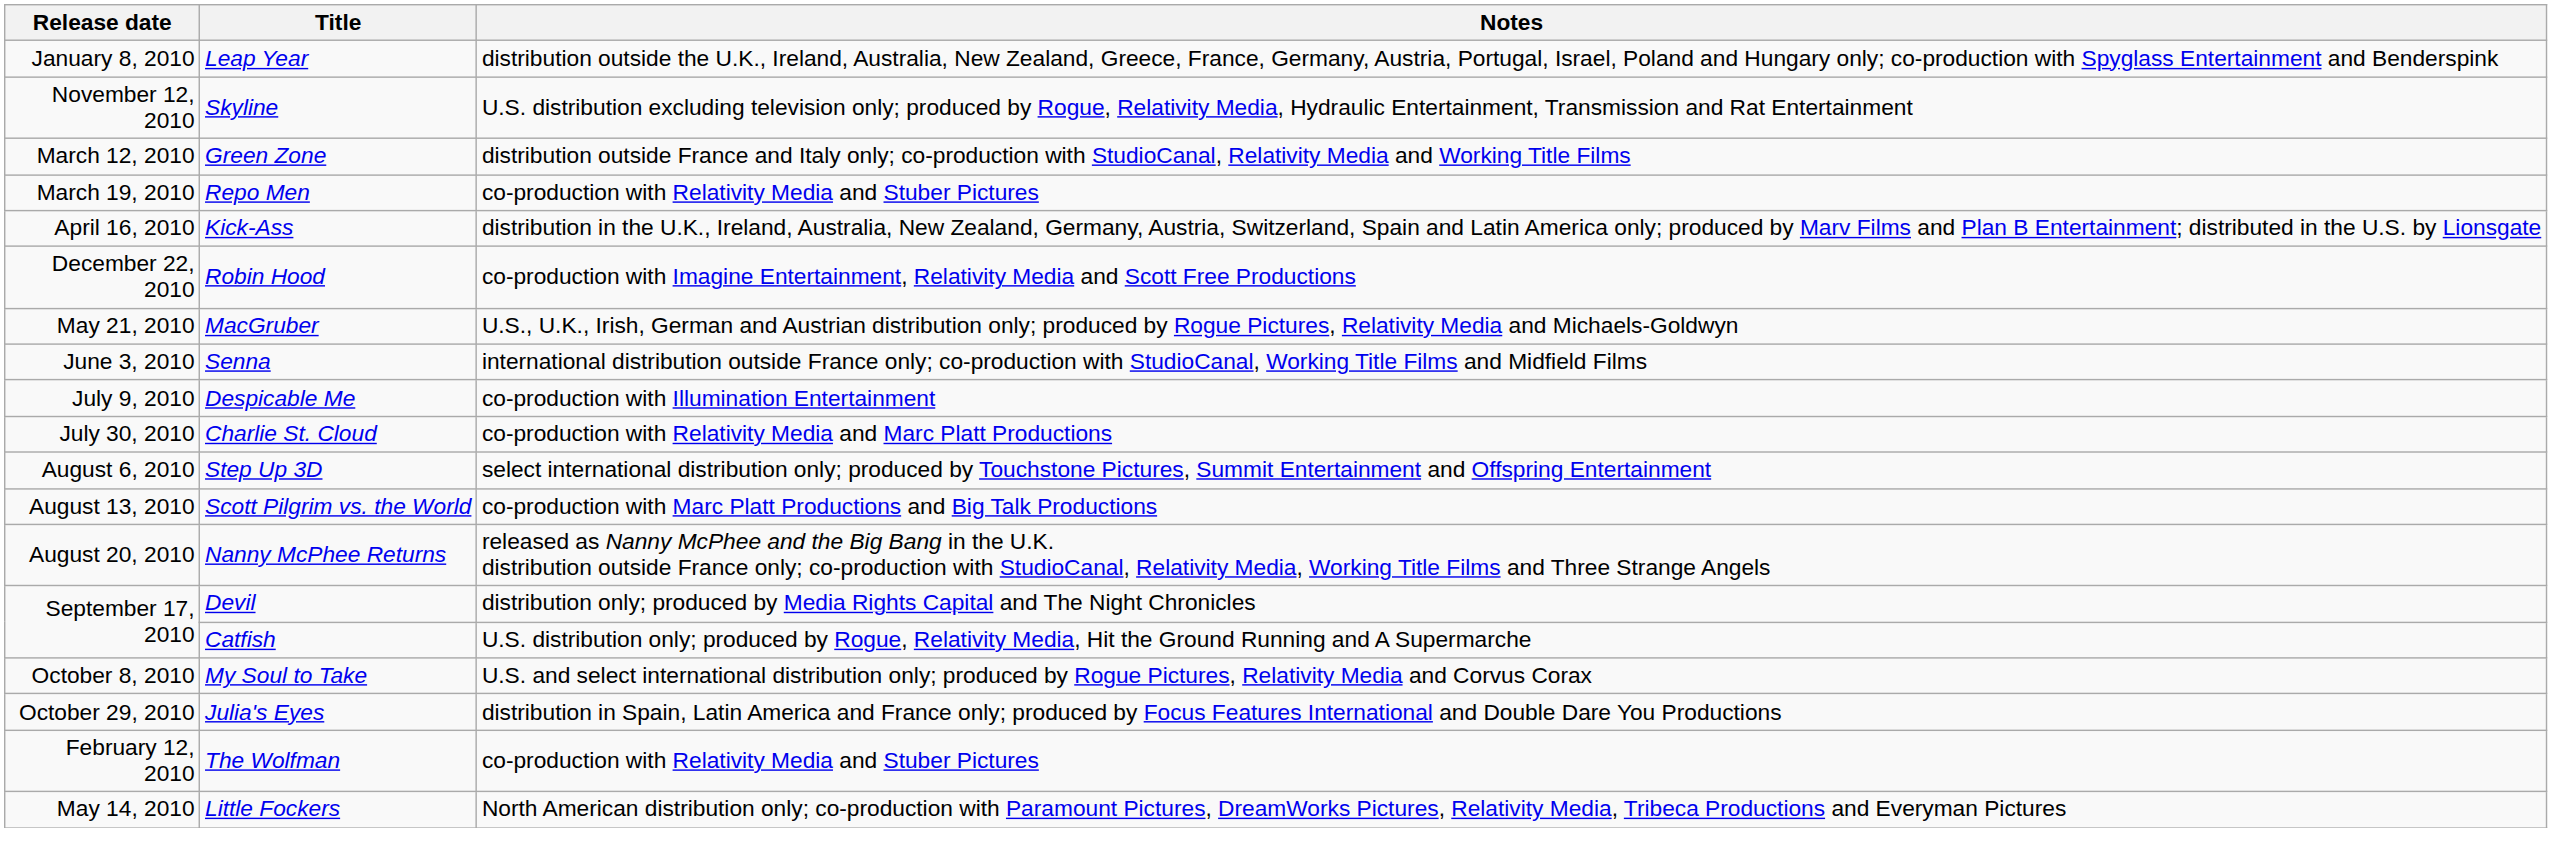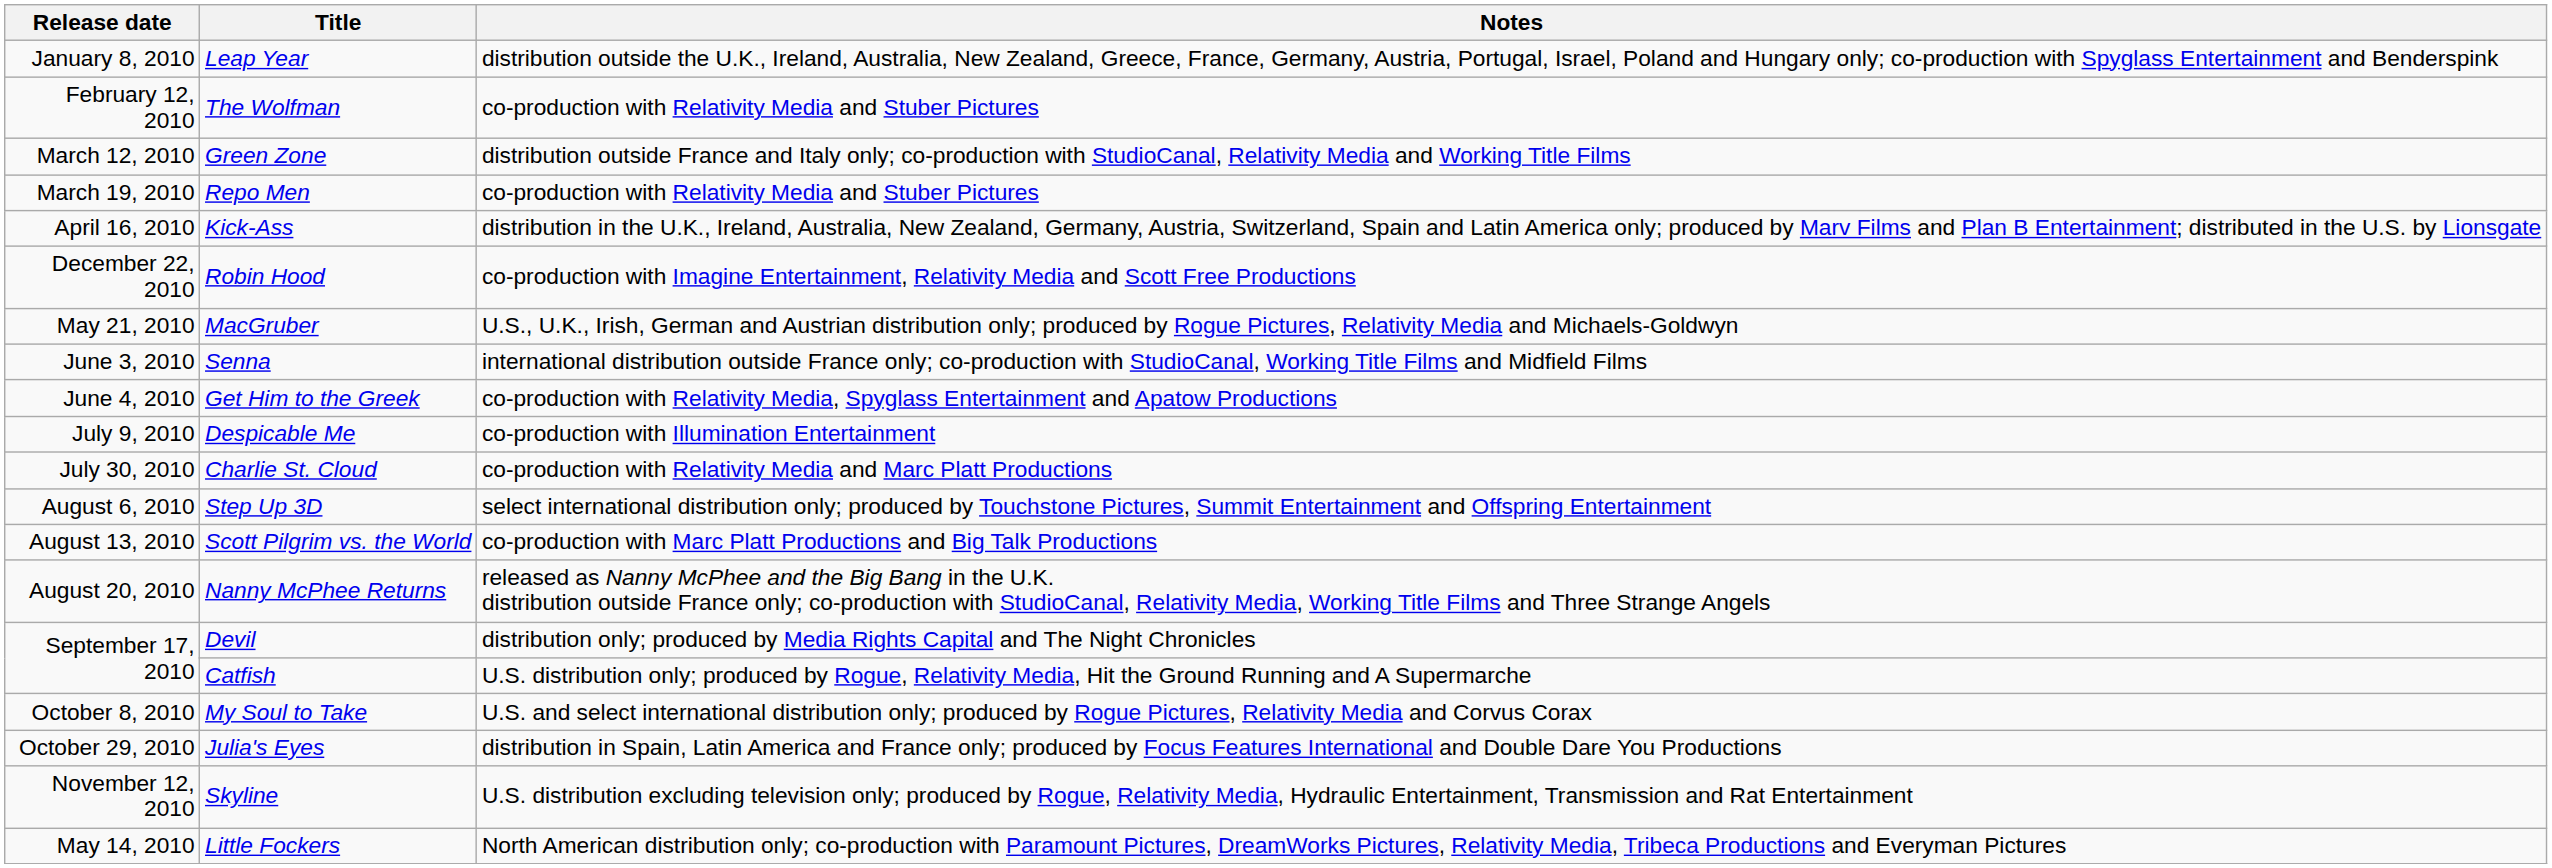rows swapped: (273, 760) <-> (242, 107)
+ row: (312, 397)
